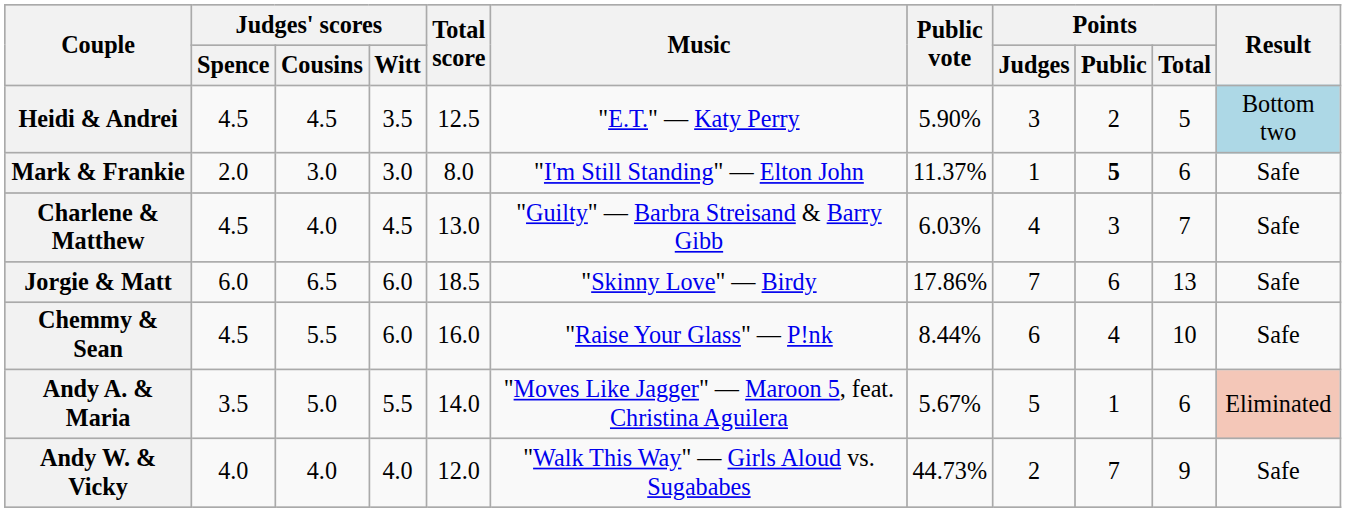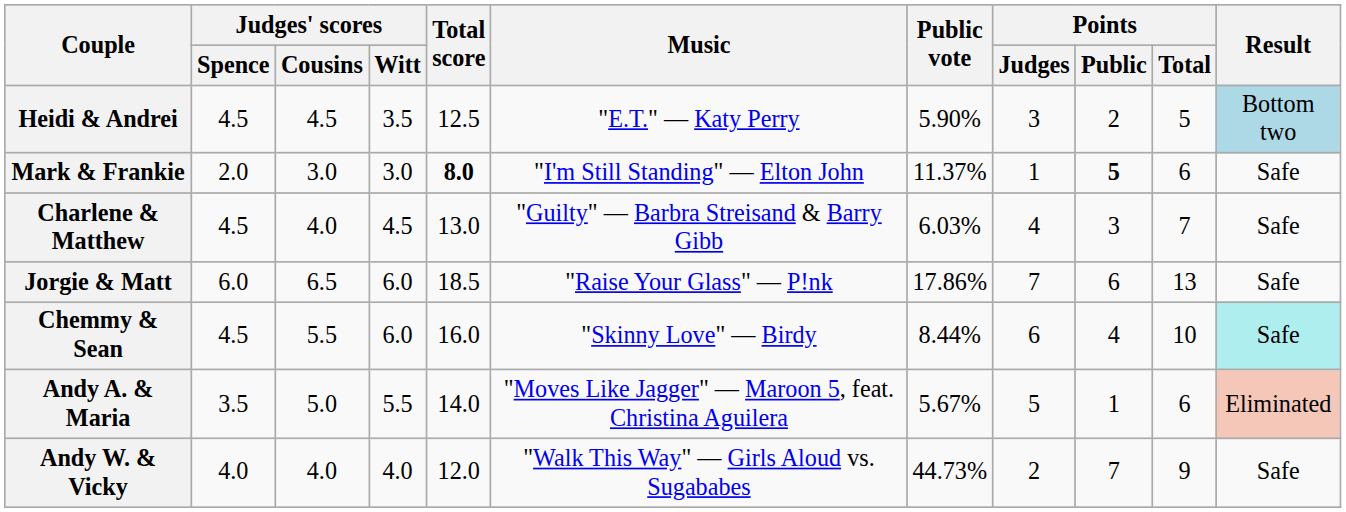(459, 173) normal -> (459, 173) bold
(699, 281) "Skinny Love" — Birdy -> (699, 281) "Raise Your Glass" — P!nk
(699, 335) "Raise Your Glass" — P!nk -> (699, 335) "Skinny Love" — Birdy
(1278, 335) no background -> (1278, 335) paleturquoise background
